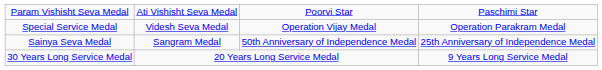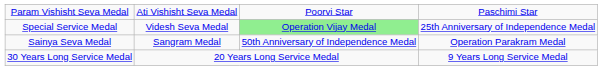(329, 27) no background -> (329, 27) lightgreen background
(508, 27) Operation Parakram Medal -> (508, 27) 25th Anniversary of Independence Medal
(508, 42) 25th Anniversary of Independence Medal -> (508, 42) Operation Parakram Medal
